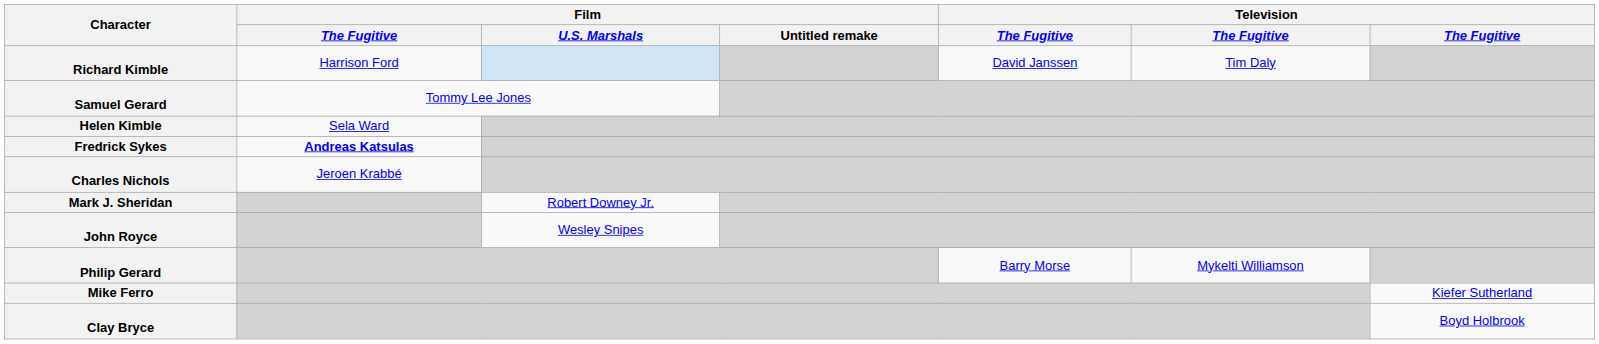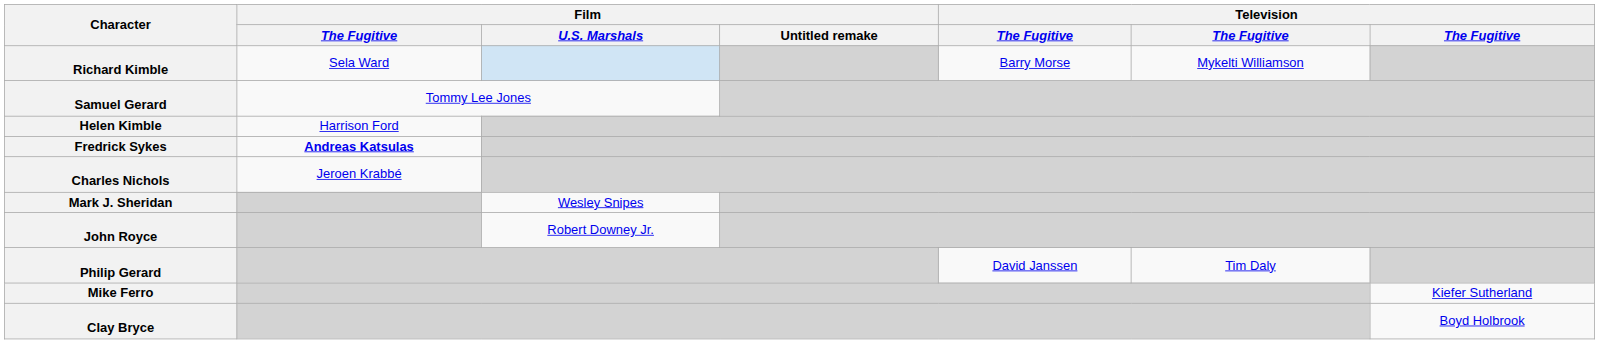(359, 63) Harrison Ford -> (359, 63) Sela Ward
(1035, 63) David Janssen -> (1035, 63) Barry Morse
(1250, 63) Tim Daly -> (1250, 63) Mykelti Williamson
(359, 126) Sela Ward -> (359, 126) Harrison Ford
(601, 202) Robert Downey Jr. -> (601, 202) Wesley Snipes
(601, 230) Wesley Snipes -> (601, 230) Robert Downey Jr.
(1035, 265) Barry Morse -> (1035, 265) David Janssen
(1250, 265) Mykelti Williamson -> (1250, 265) Tim Daly
